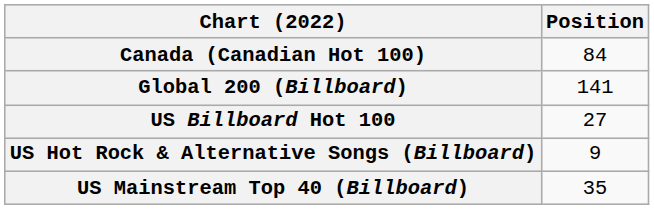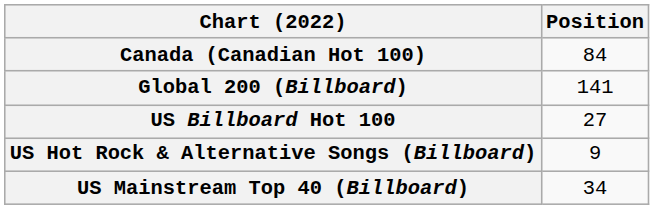(595, 188) 35 -> (595, 188) 34
